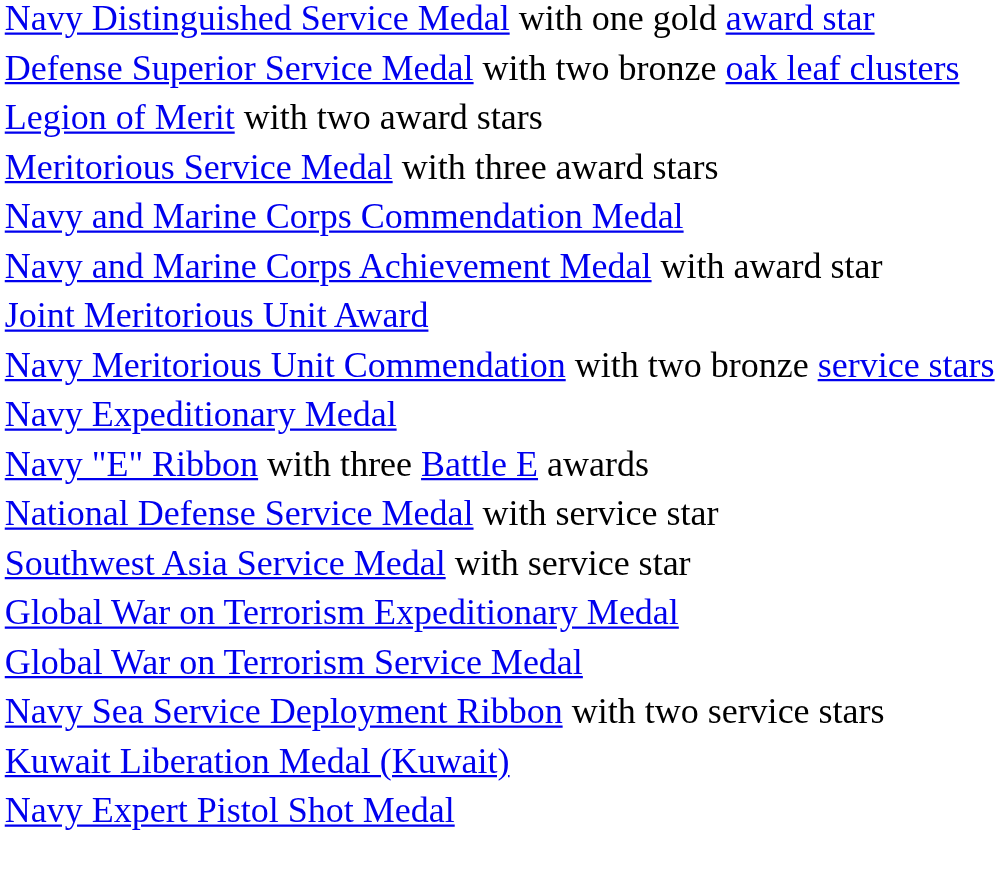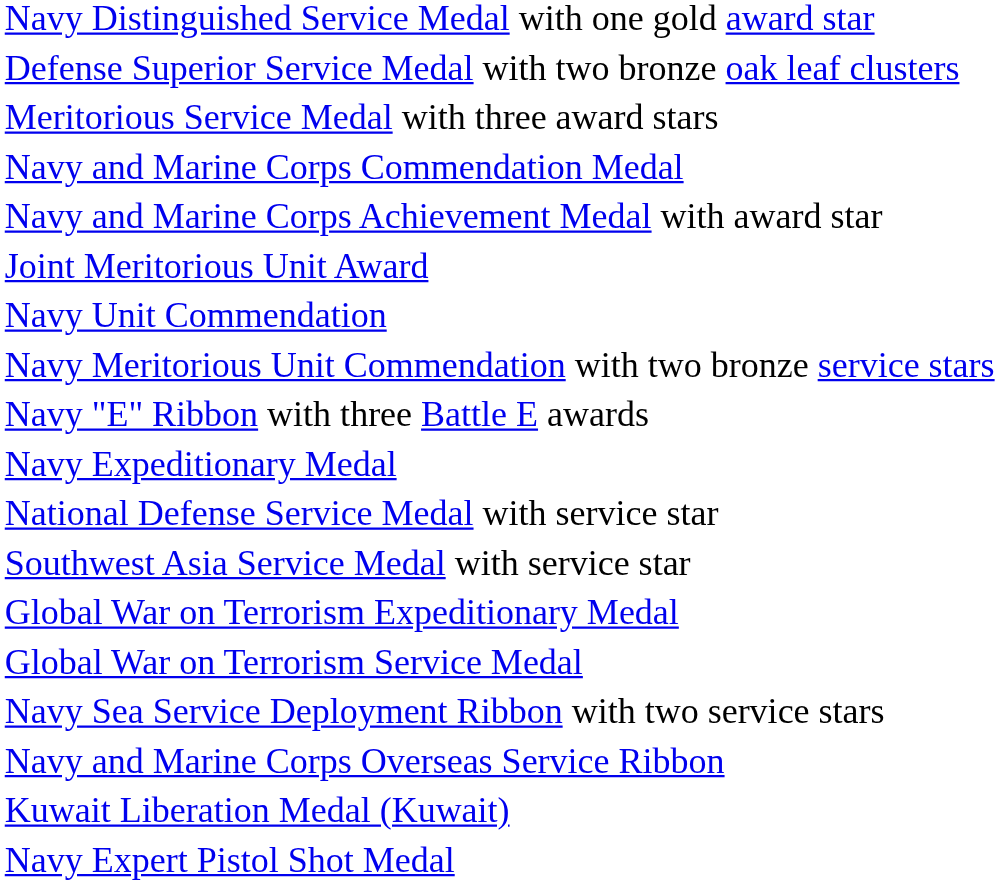- row: (274, 117)
+ row: (196, 315)
rows swapped: (327, 463) <-> (201, 414)
+ row: (365, 760)
